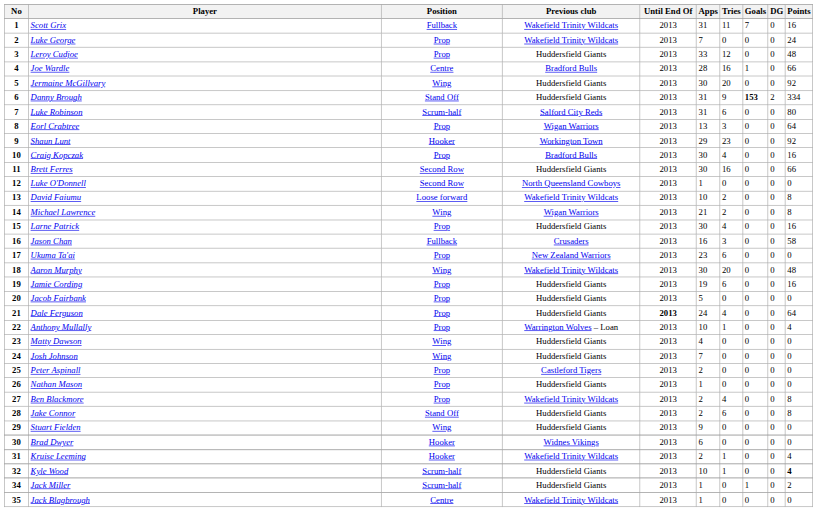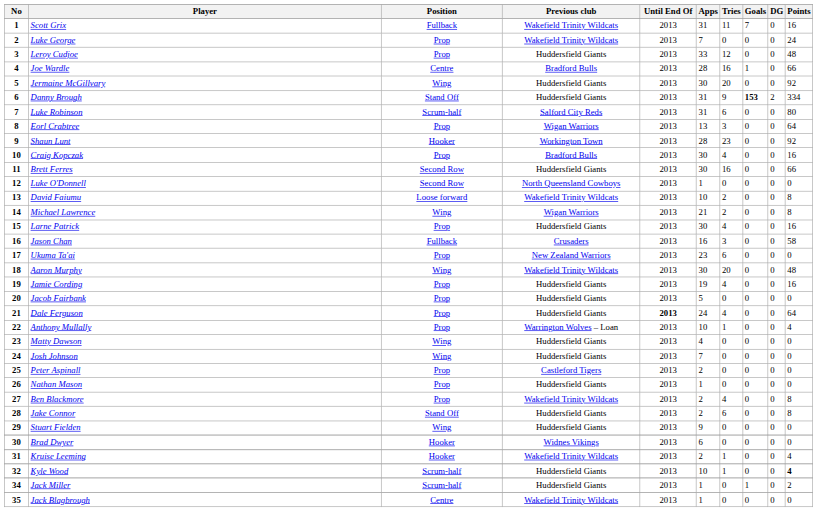(703, 140) 29 -> (703, 140) 28
(724, 284) 6 -> (724, 284) 4
